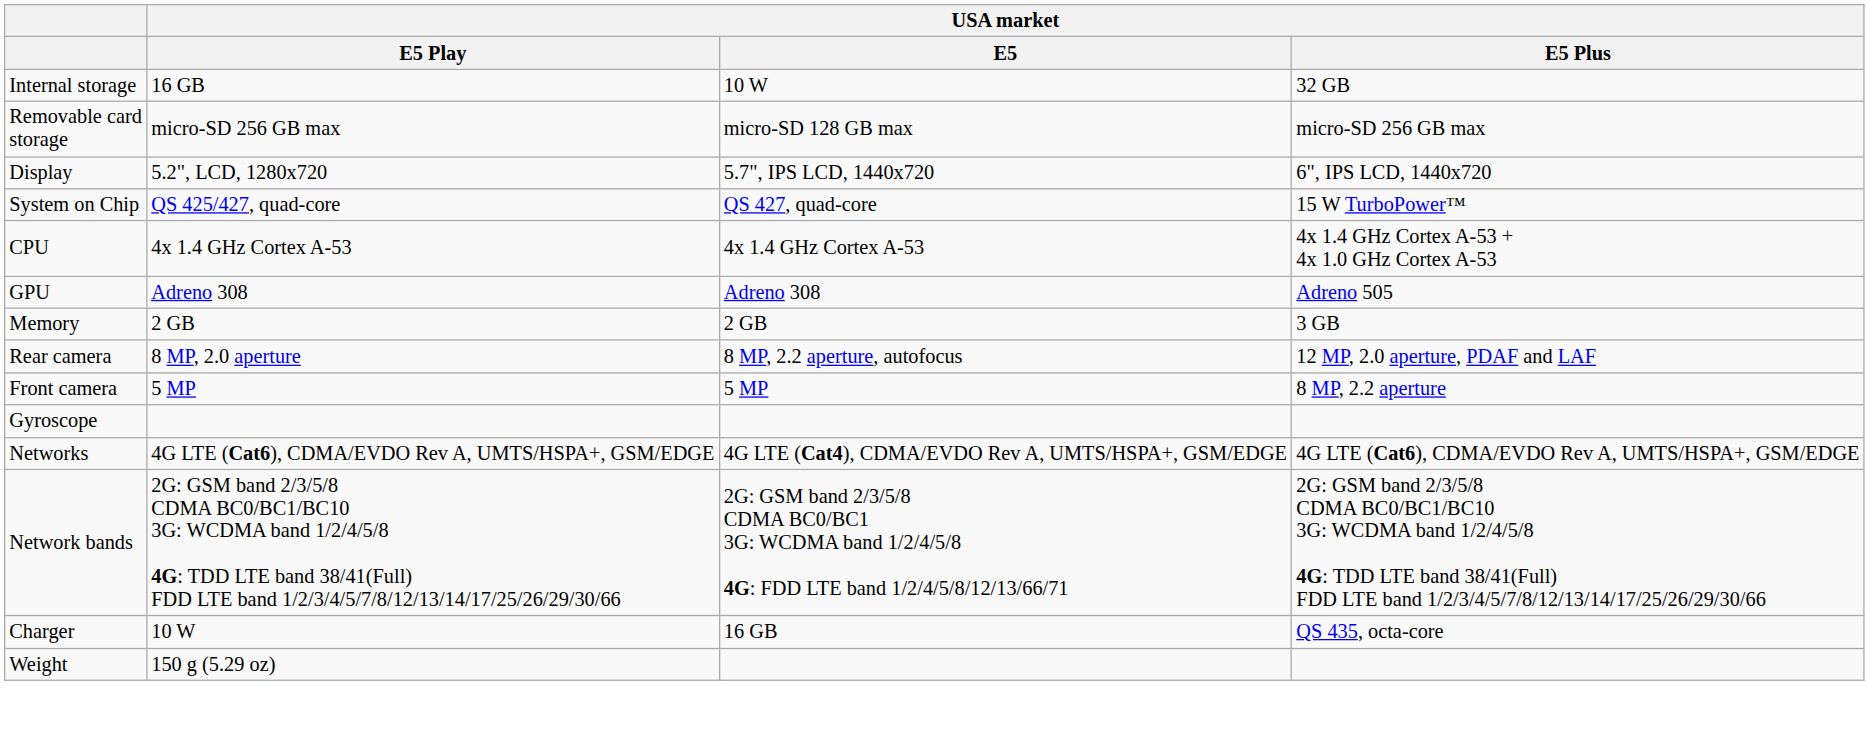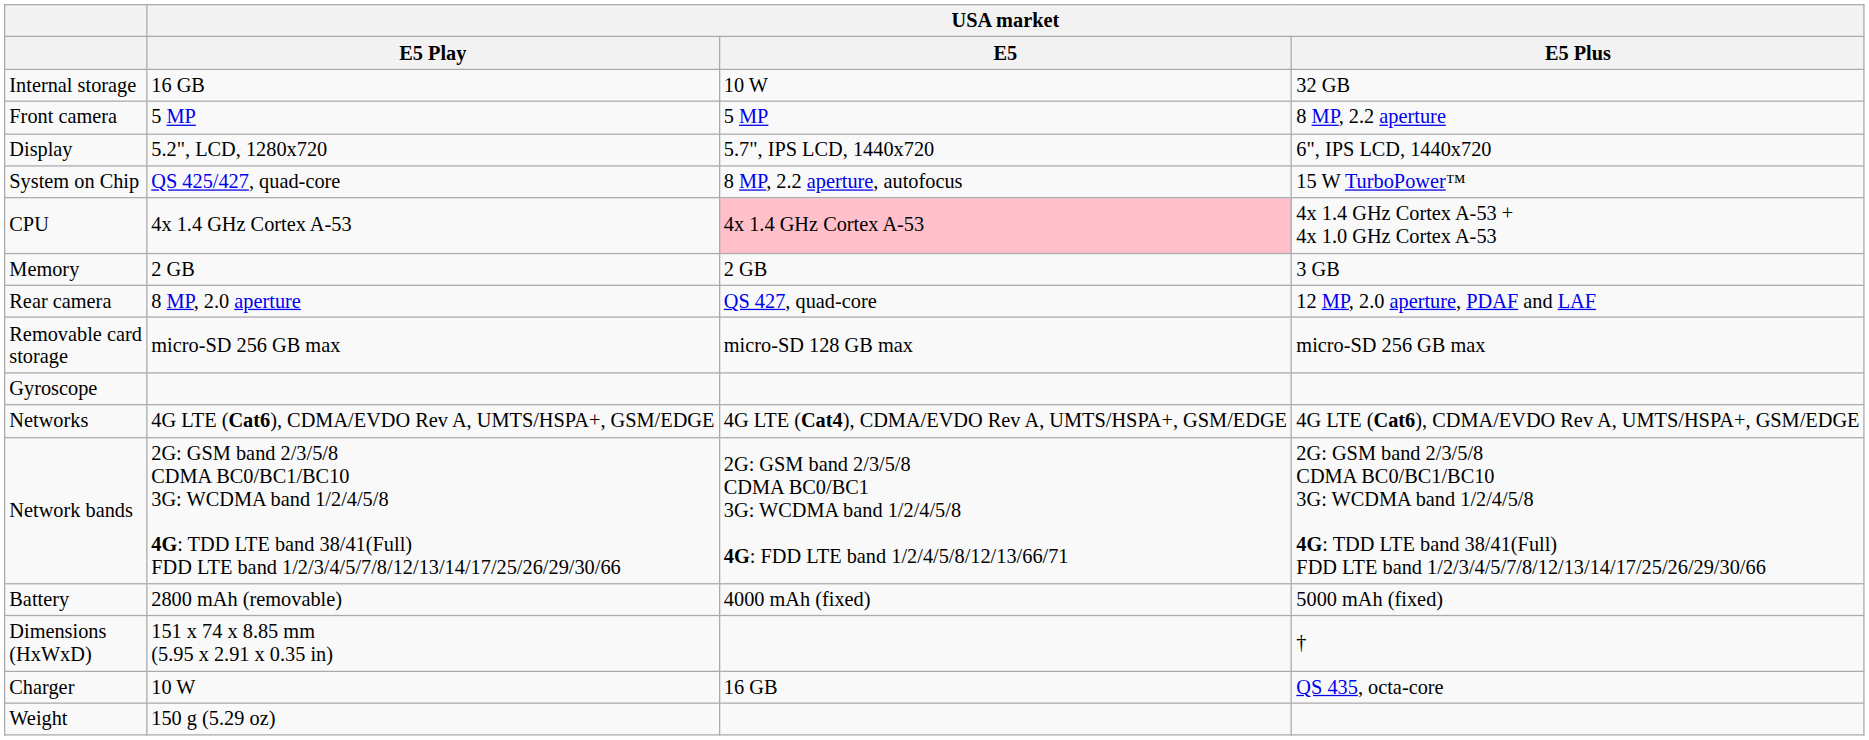rows swapped: (76, 128) <-> (63, 388)
(800, 204) QS 427, quad-core -> (843, 181) 8 MP, 2.2 aperture, autofocus
(824, 248) no background -> (824, 225) pink background
- row: (30, 291)
(843, 356) 8 MP, 2.2 aperture, autofocus -> (800, 301) QS 427, quad-core
+ row: (39, 599)
+ row: (58, 643)
